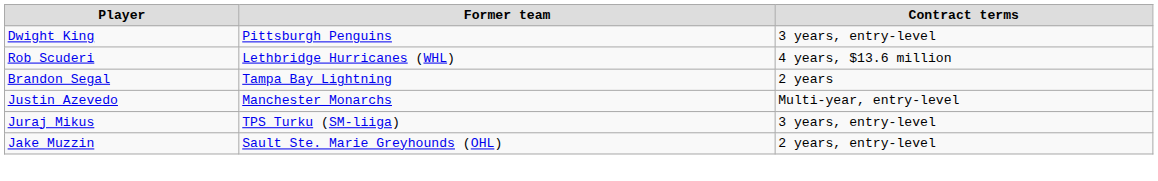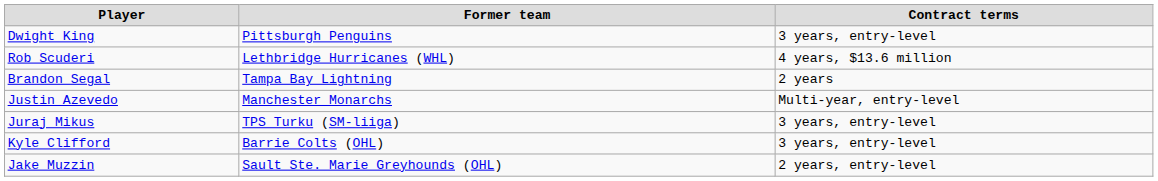+ row: (59, 144)
